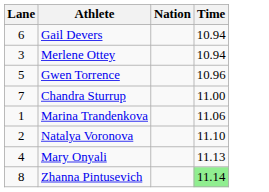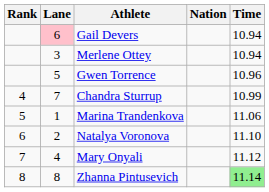+ column: (22, 14)
(21, 34) no background -> (57, 34) pink background
(211, 95) 11.00 -> (247, 95) 10.99
(211, 156) 11.13 -> (247, 156) 11.12
